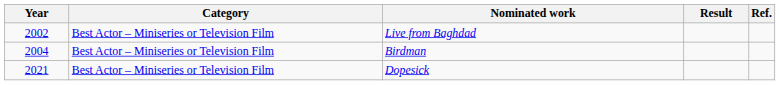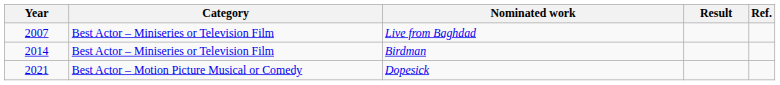(37, 32) 2002 -> (37, 32) 2007
(37, 51) 2004 -> (37, 51) 2014
(173, 70) Best Actor – Miniseries or Television Film -> (187, 70) Best Actor – Motion Picture Musical or Comedy
